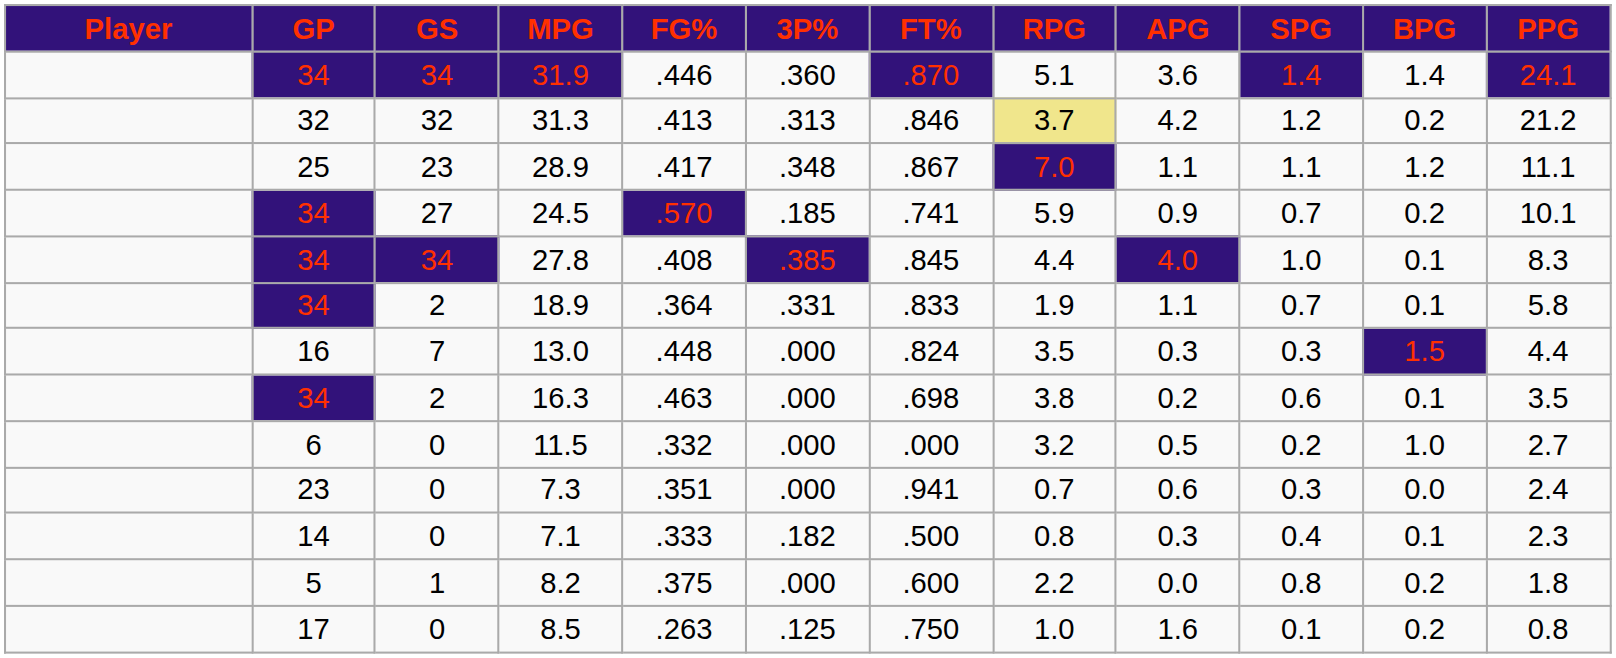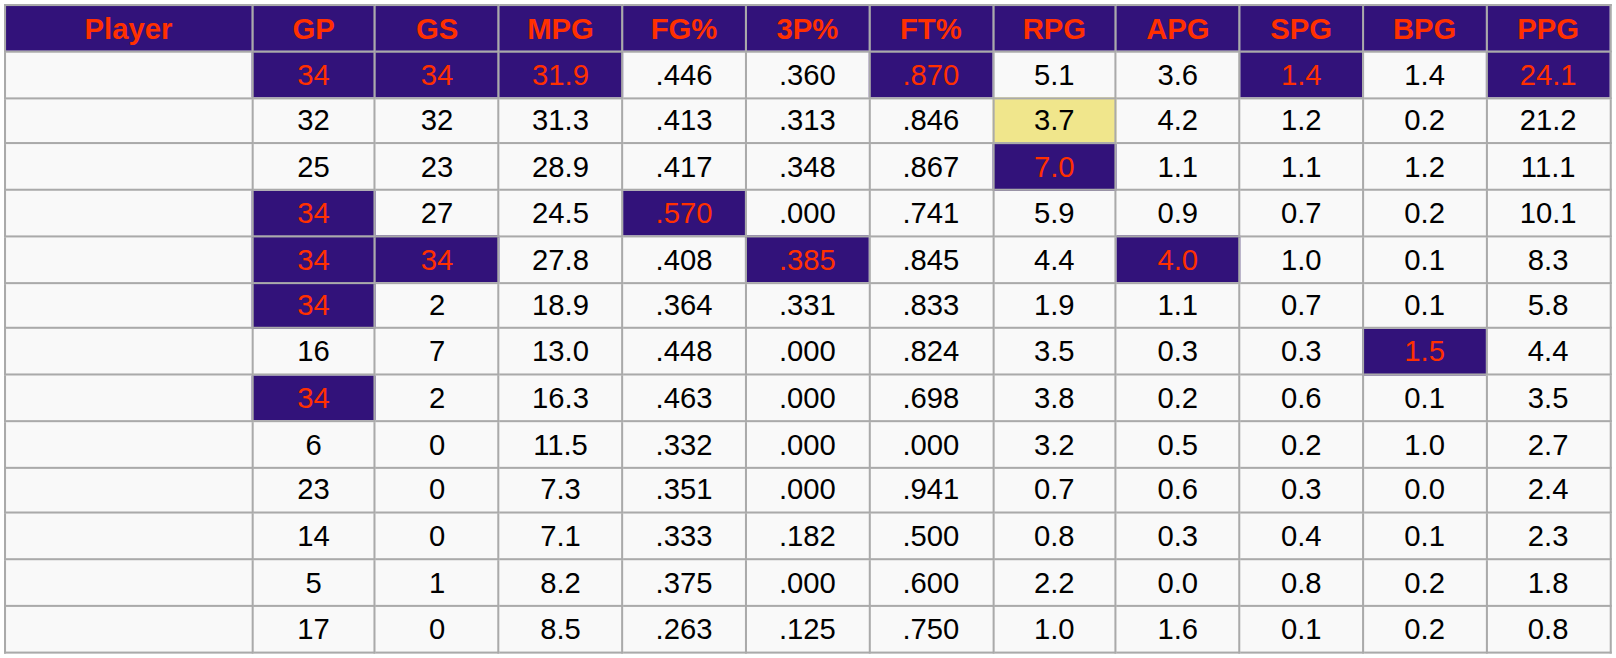(807, 213) .185 -> (807, 213) .000
